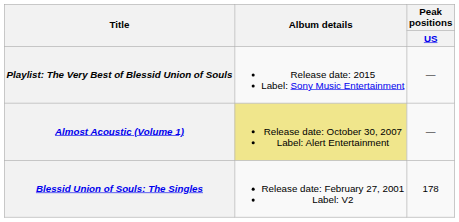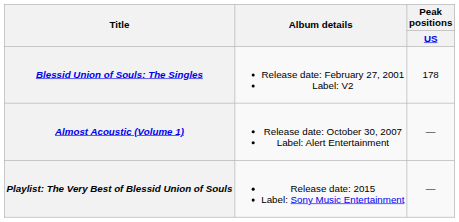rows swapped: (119, 188) <-> (119, 74)
(321, 137) khaki background -> (321, 137) no background
